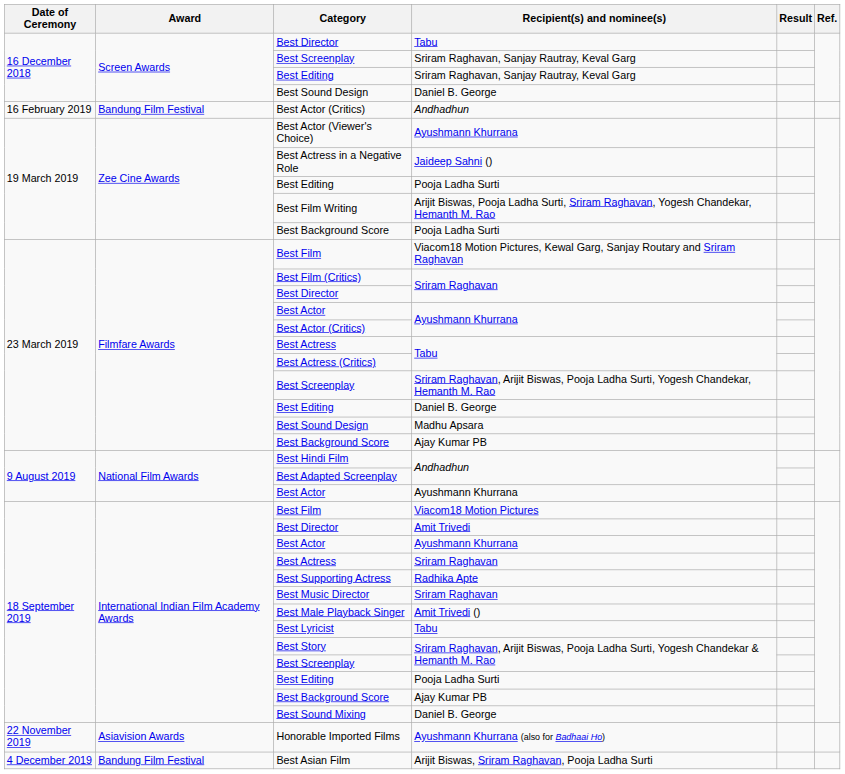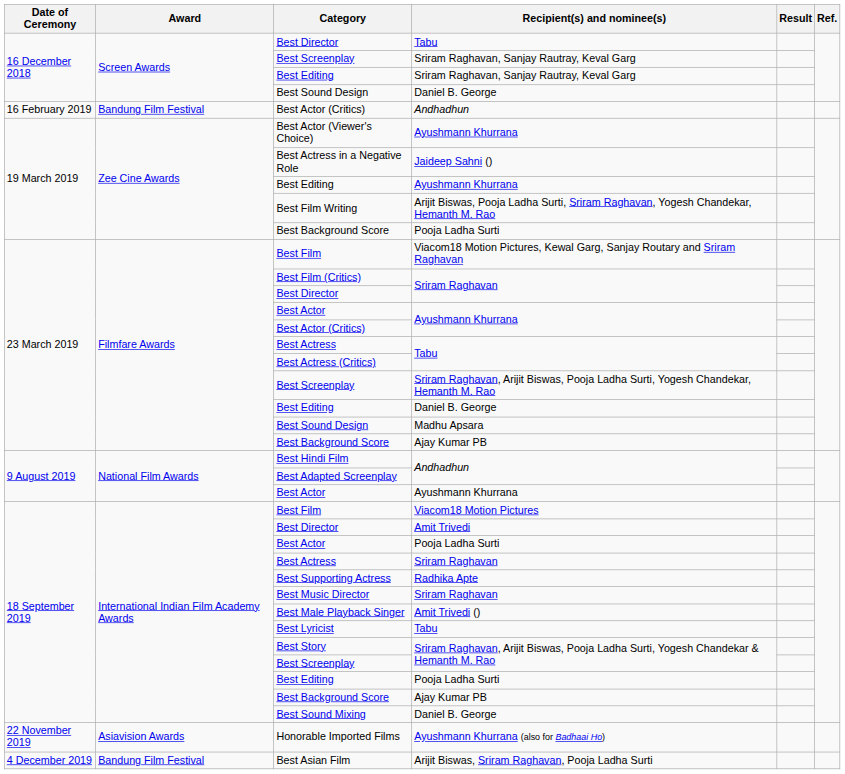(457, 185) Pooja Ladha Surti -> (466, 185) Ayushmann Khurrana
(466, 544) Ayushmann Khurrana -> (457, 544) Pooja Ladha Surti
